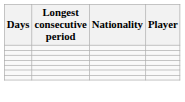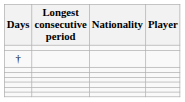+ row: (18, 59)
